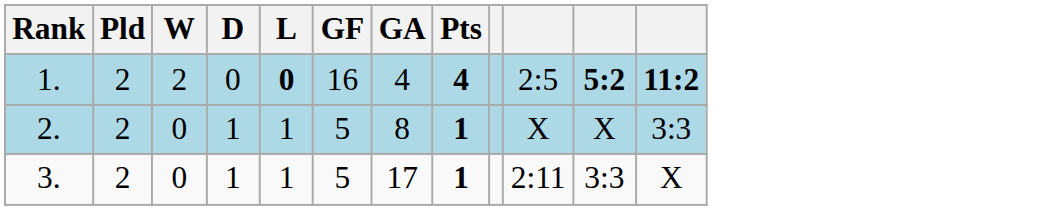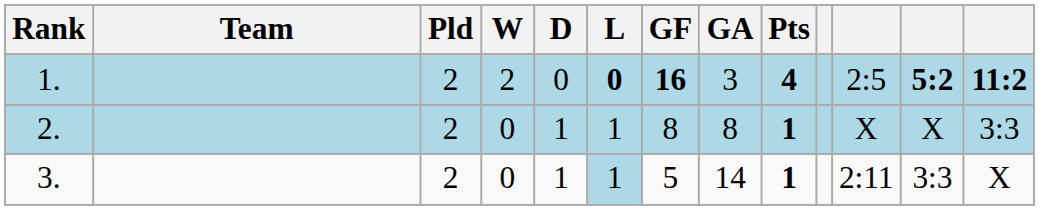+ column: (257, 29)
(342, 79) normal -> (670, 79) bold
(402, 79) 4 -> (730, 79) 3
(342, 128) 5 -> (670, 128) 8
(287, 178) no background -> (615, 178) lightblue background
(402, 178) 17 -> (730, 178) 14
